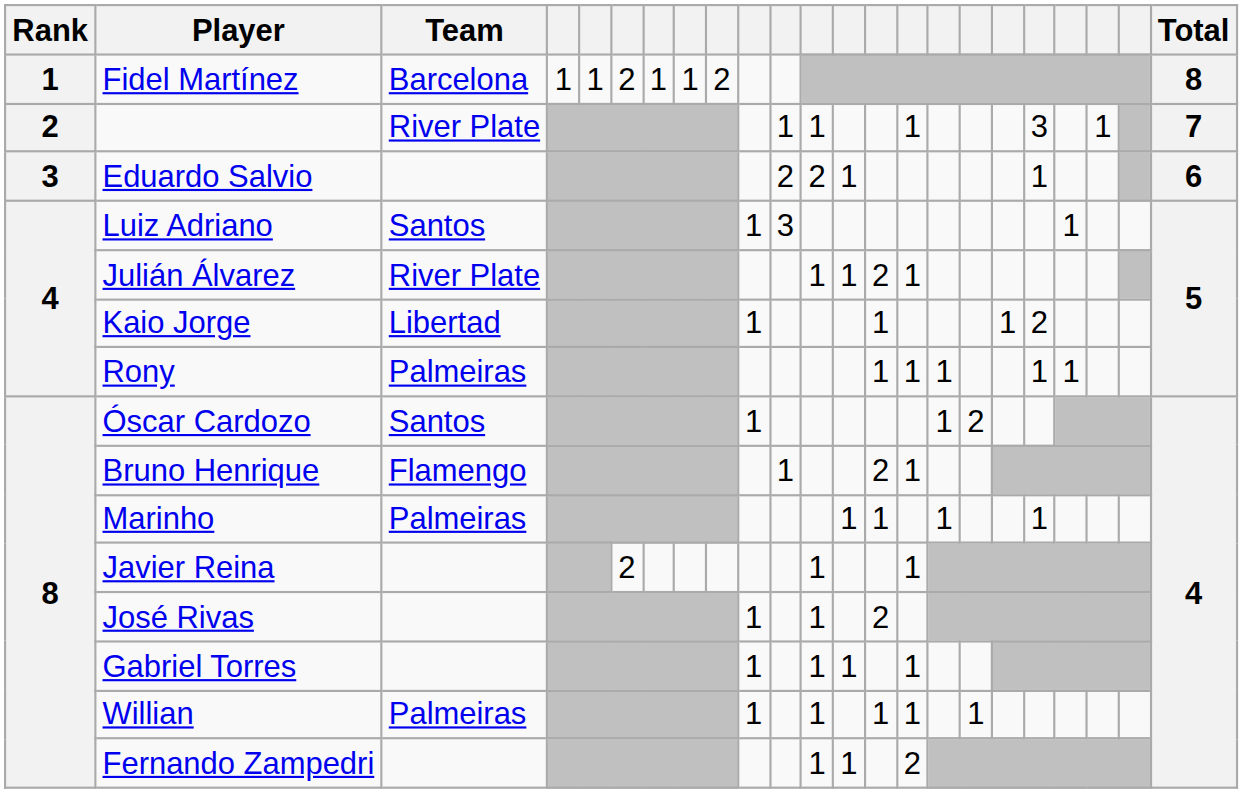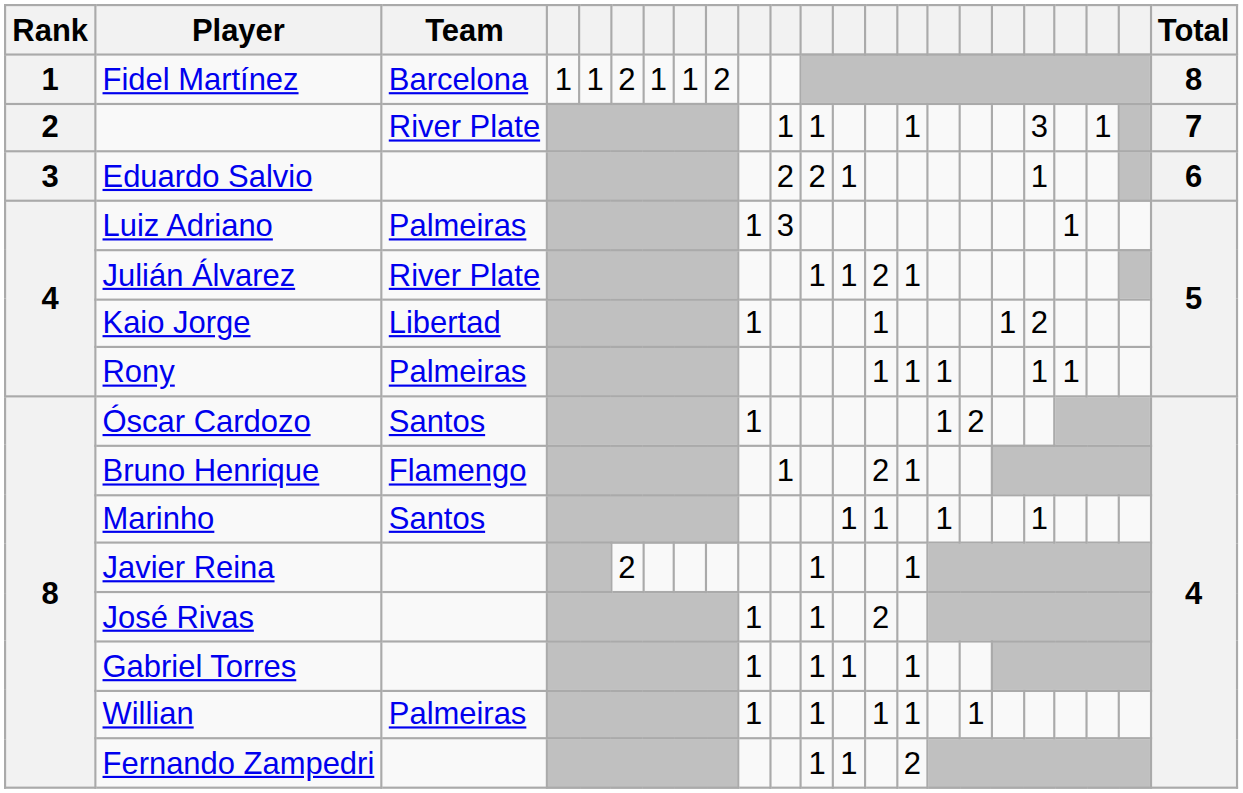(437, 226) Santos -> (458, 226) Palmeiras
(458, 519) Palmeiras -> (437, 519) Santos
